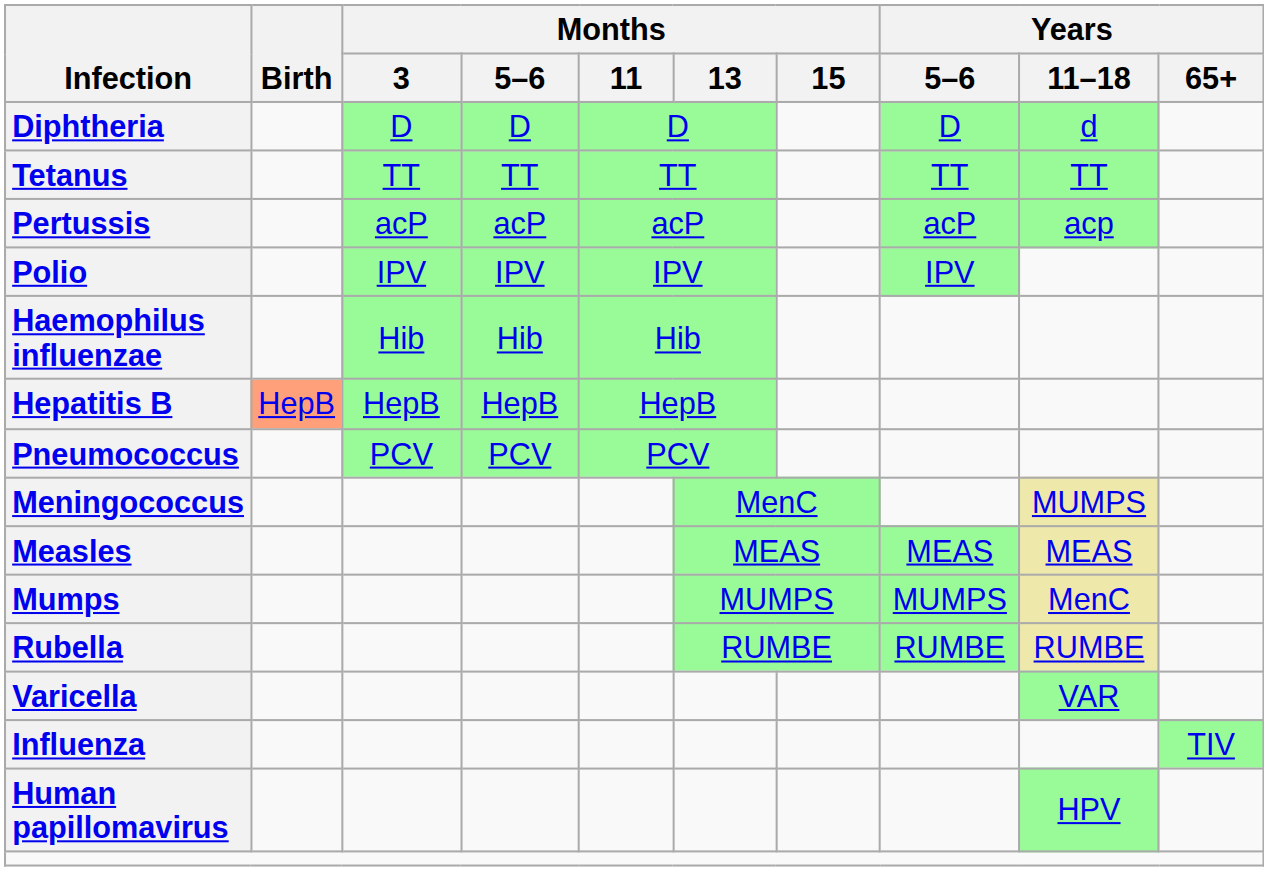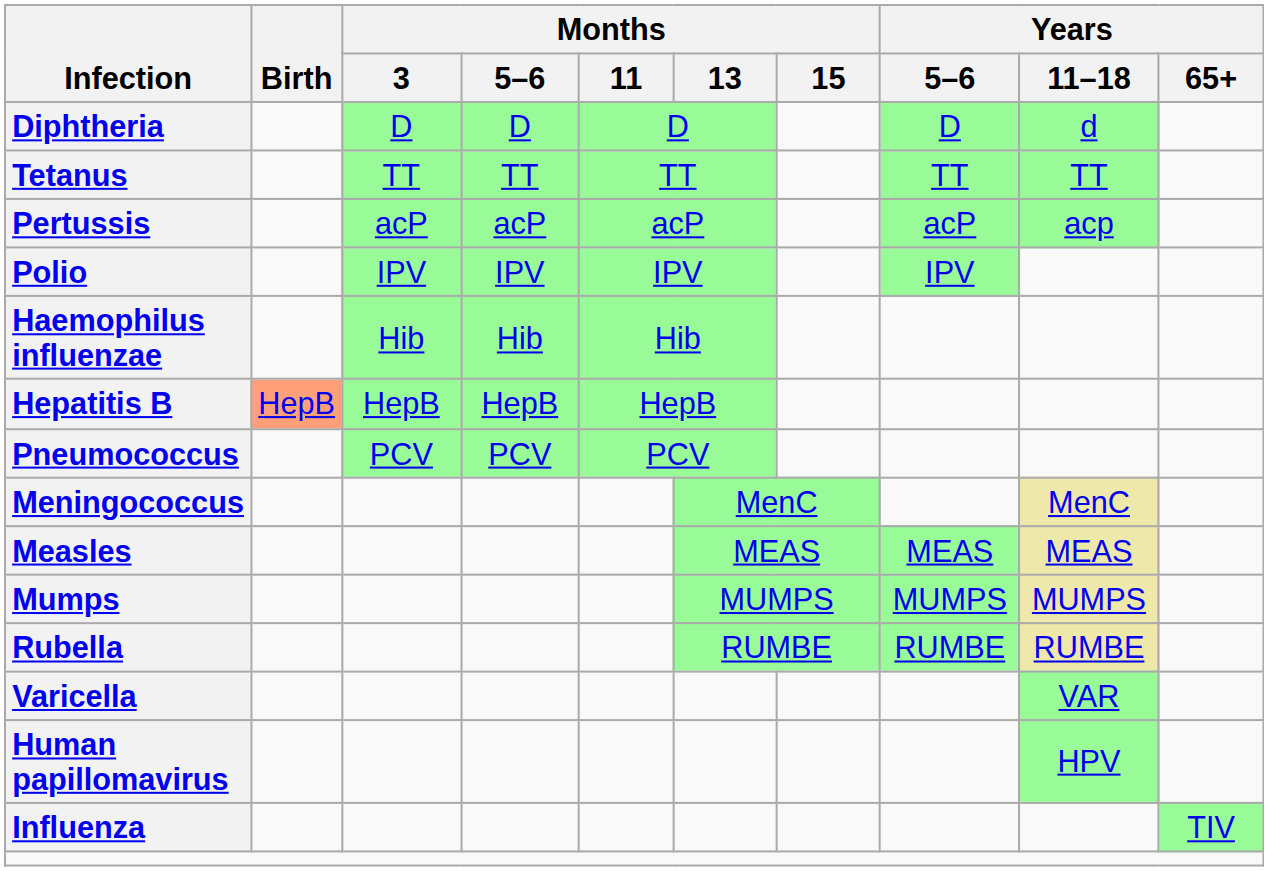(1089, 501) MUMPS -> (1089, 501) MenC
(1089, 598) MenC -> (1089, 598) MUMPS
rows swapped: (120, 810) <-> (79, 744)
